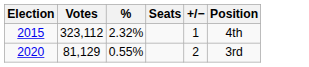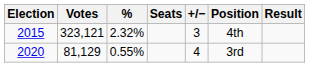+ column: (283, 14)
(82, 33) 323,112 -> (82, 33) 323,121
(196, 33) 1 -> (197, 33) 3
(196, 52) 2 -> (197, 52) 4
